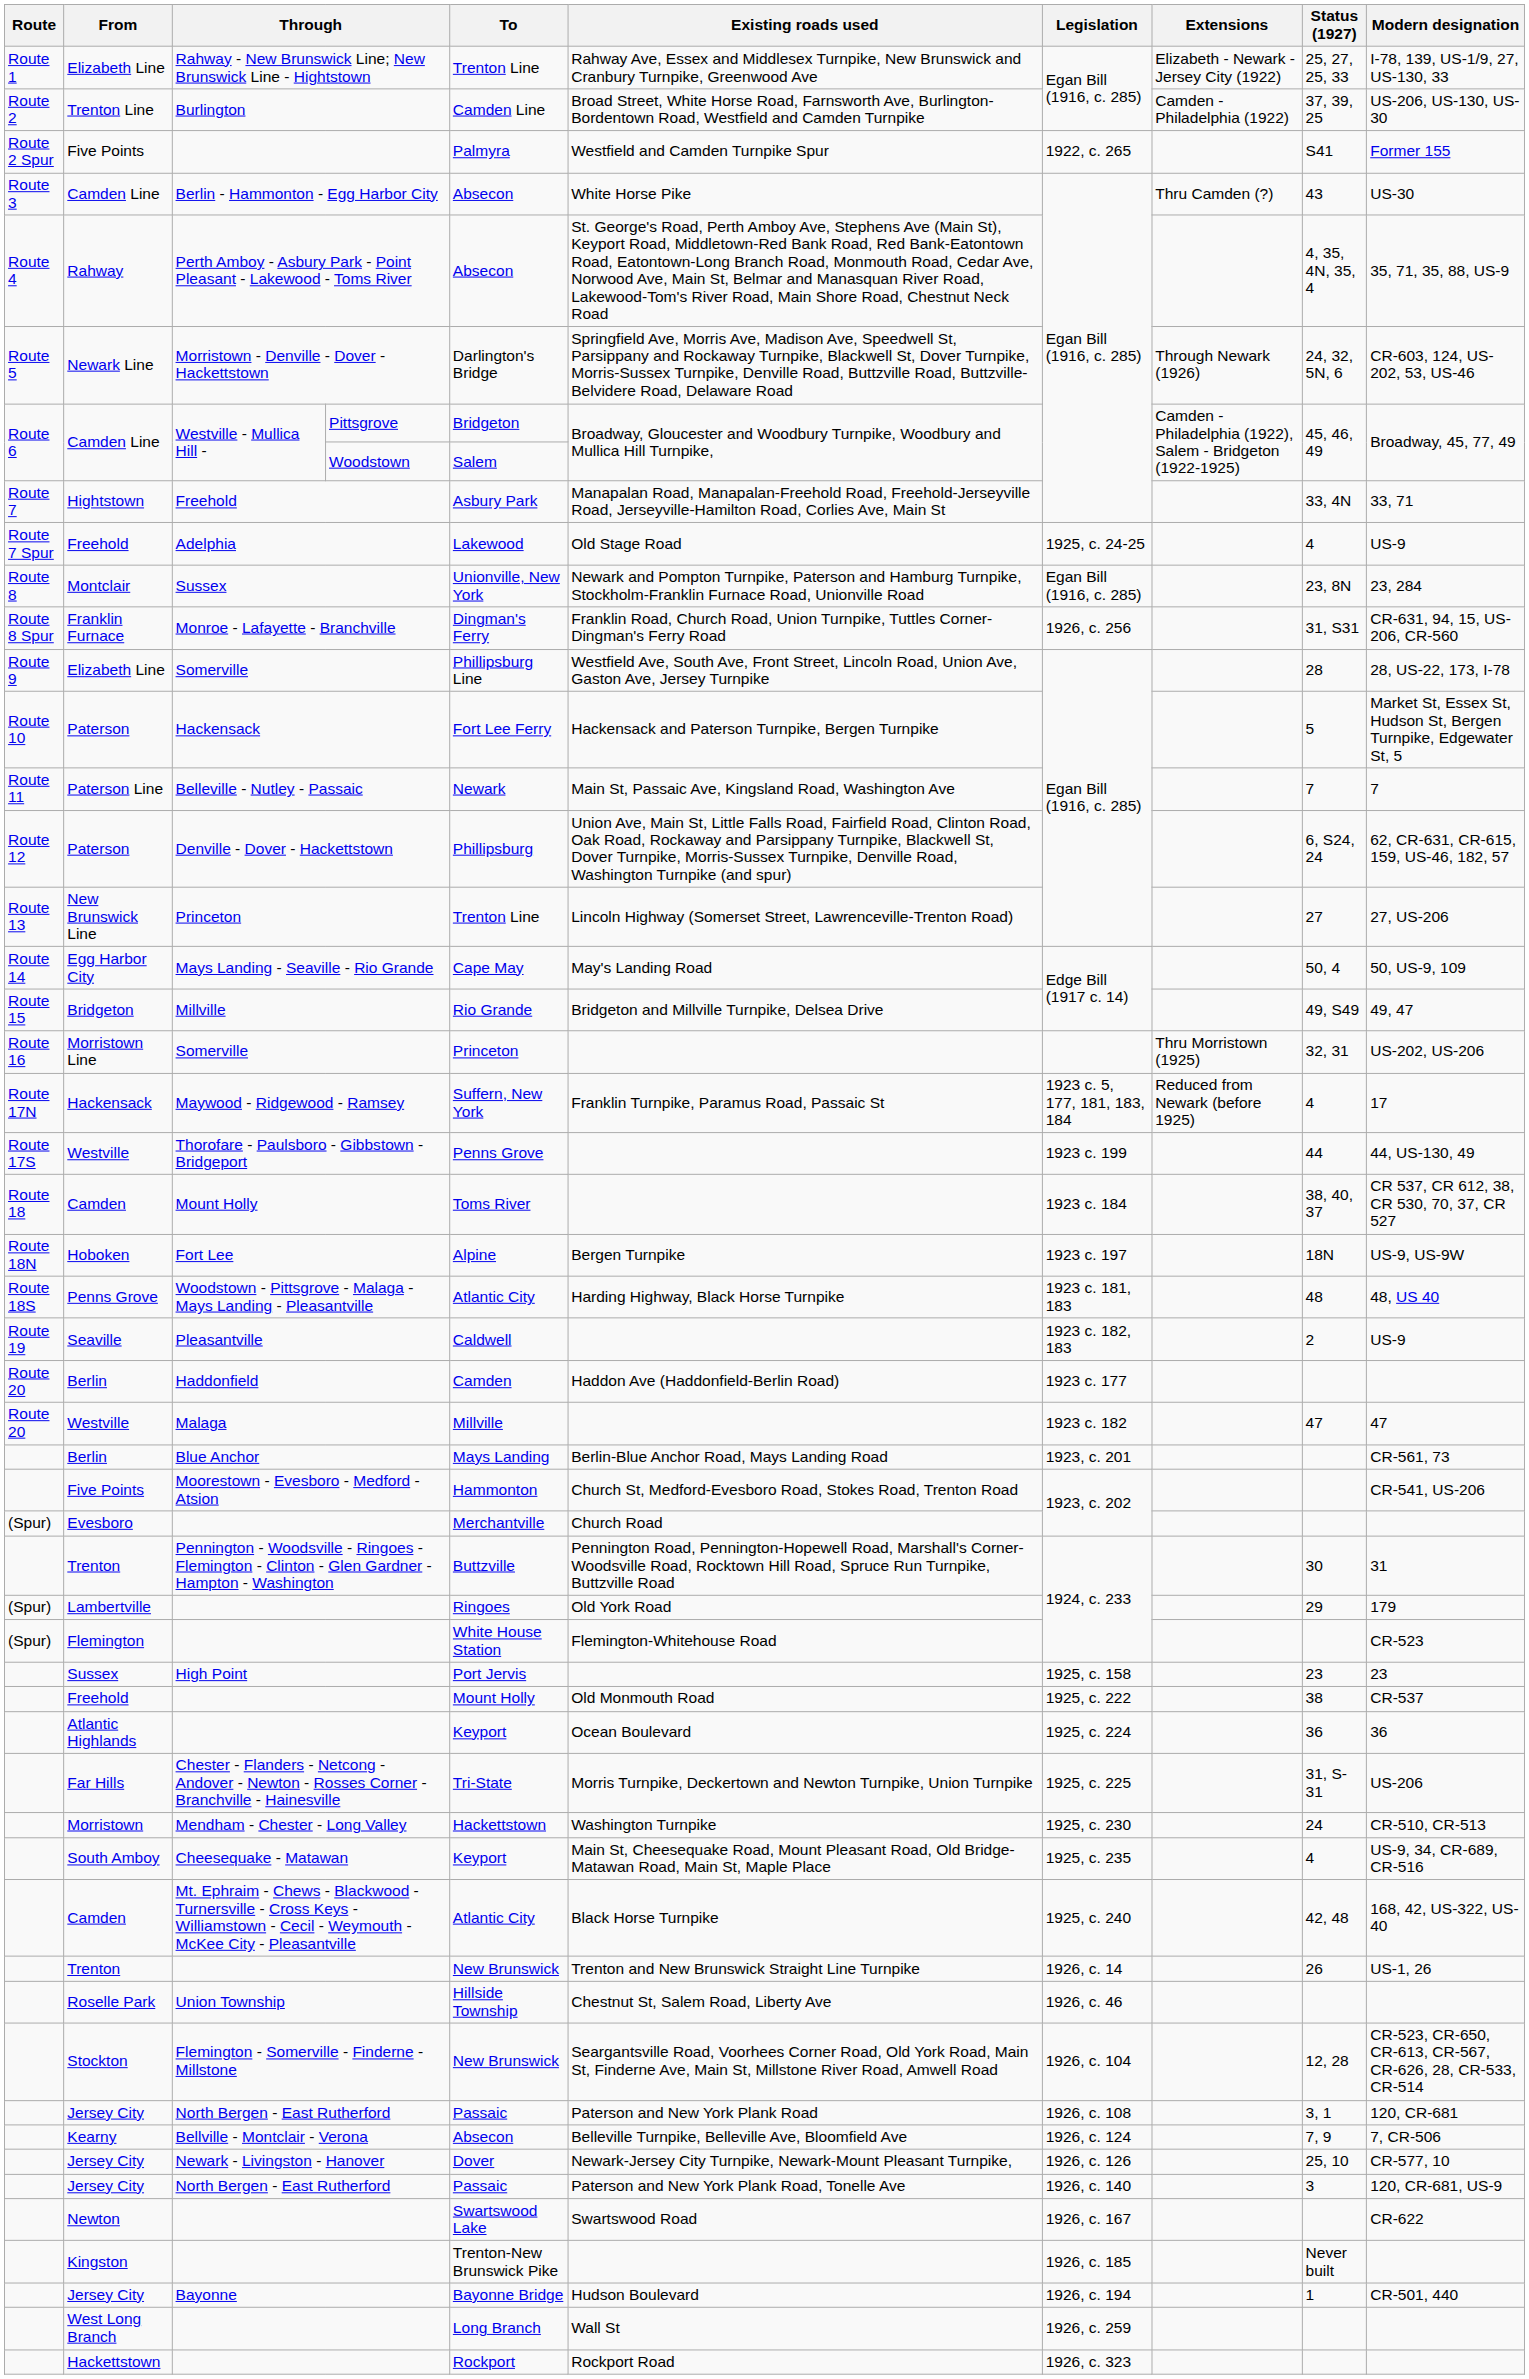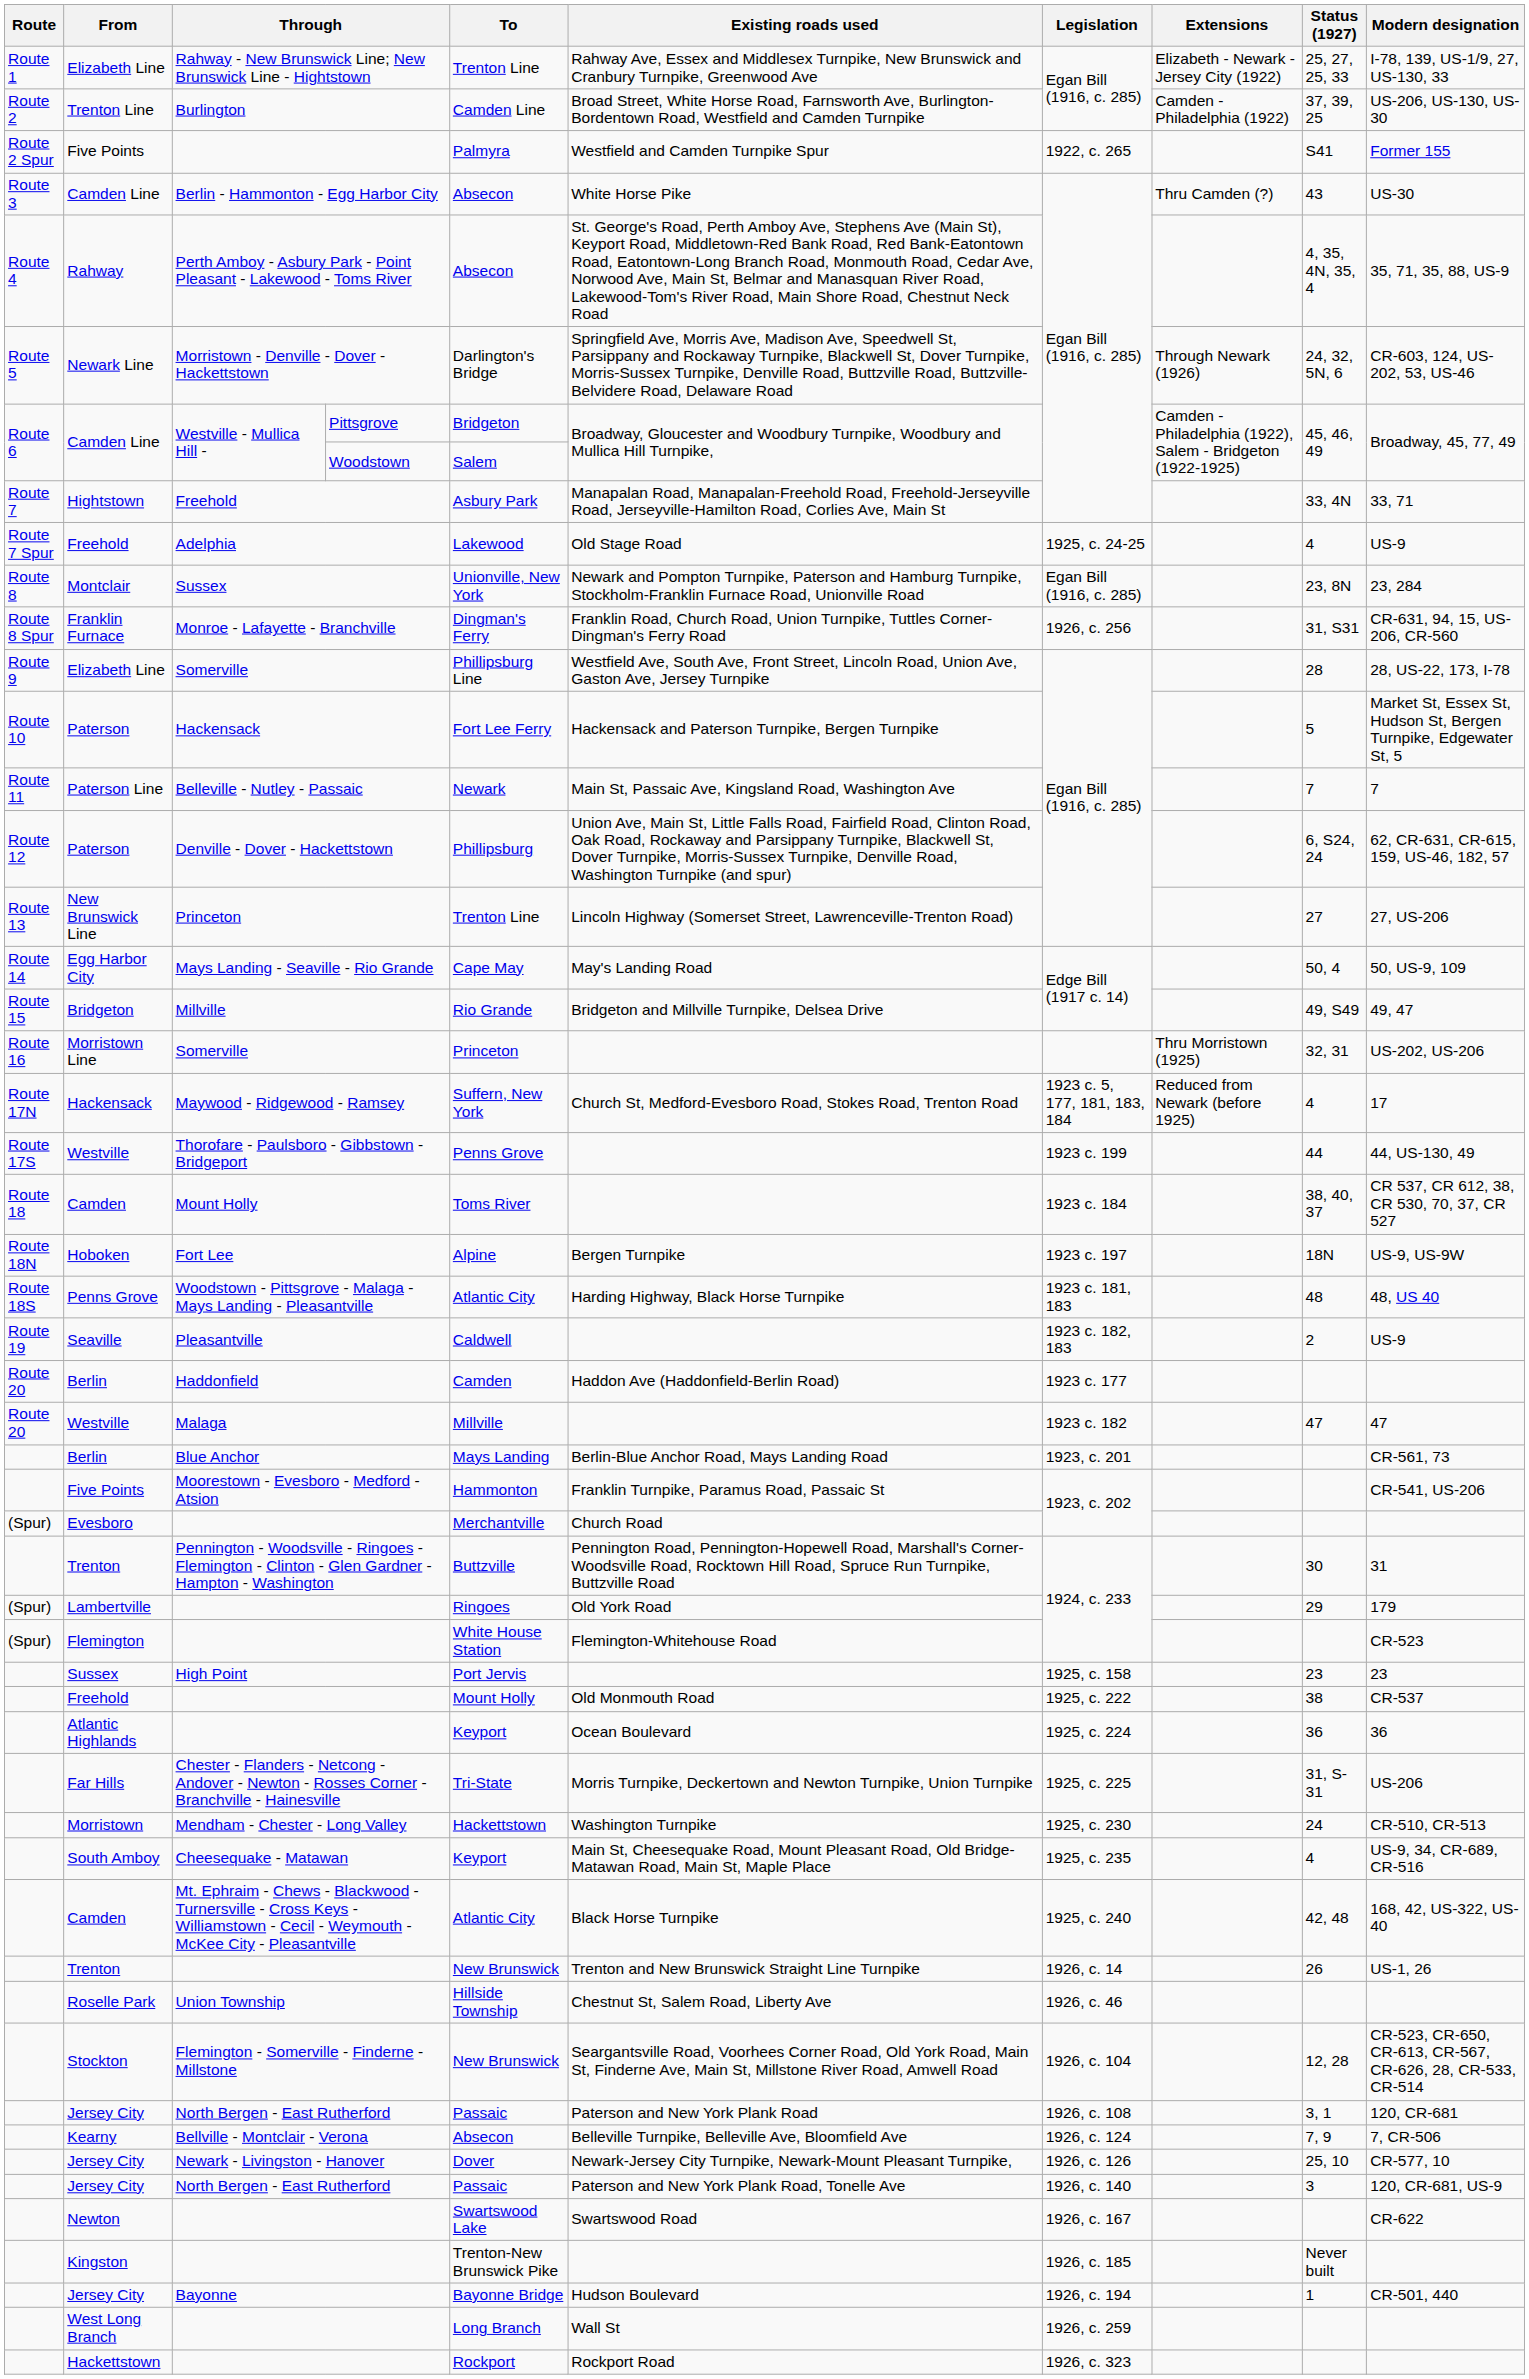(728, 1102) Franklin Turnpike, Paramus Road, Passaic St -> (795, 1102) Church St, Medford-Evesboro Road, Stokes Road, Trenton Road
(795, 1490) Church St, Medford-Evesboro Road, Stokes Road, Trenton Road -> (728, 1490) Franklin Turnpike, Paramus Road, Passaic St
